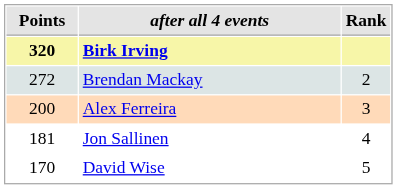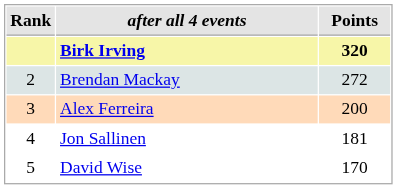columns swapped: (366, 20) <-> (42, 20)
